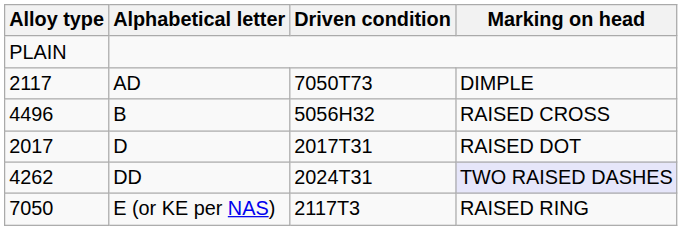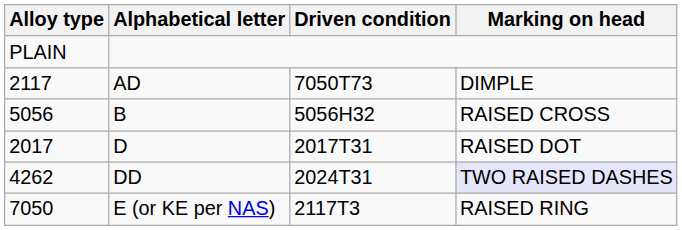(31, 114) 4496 -> (31, 114) 5056
